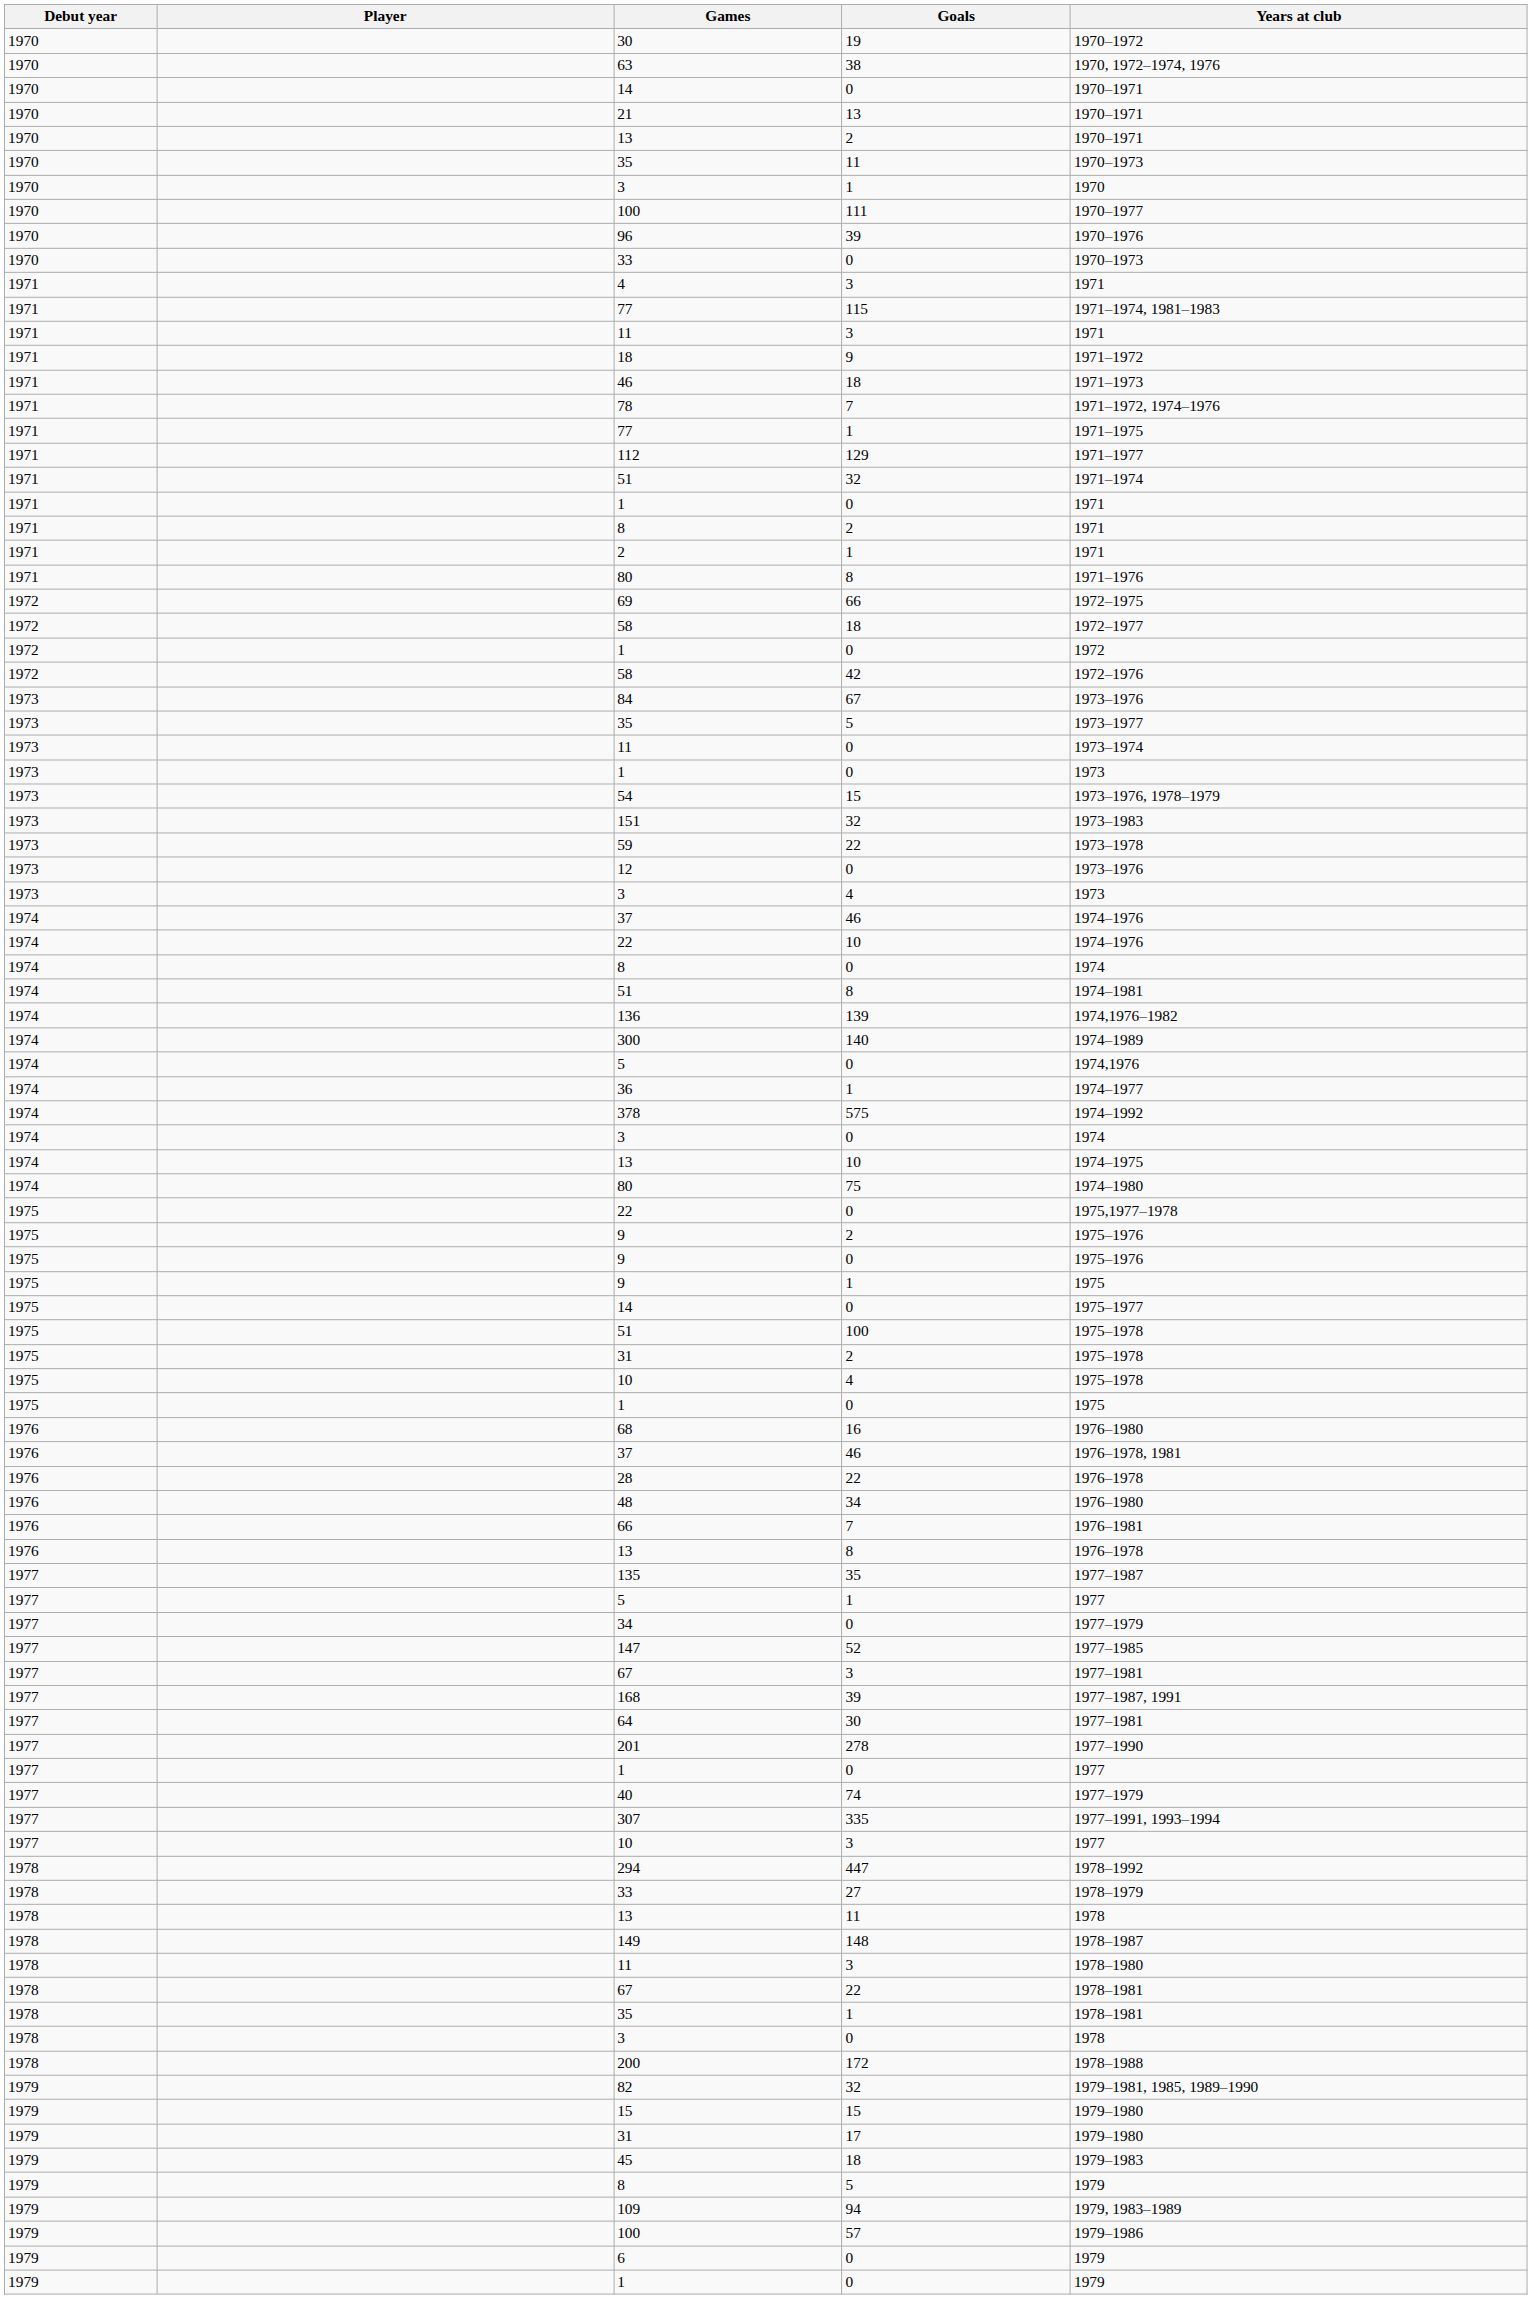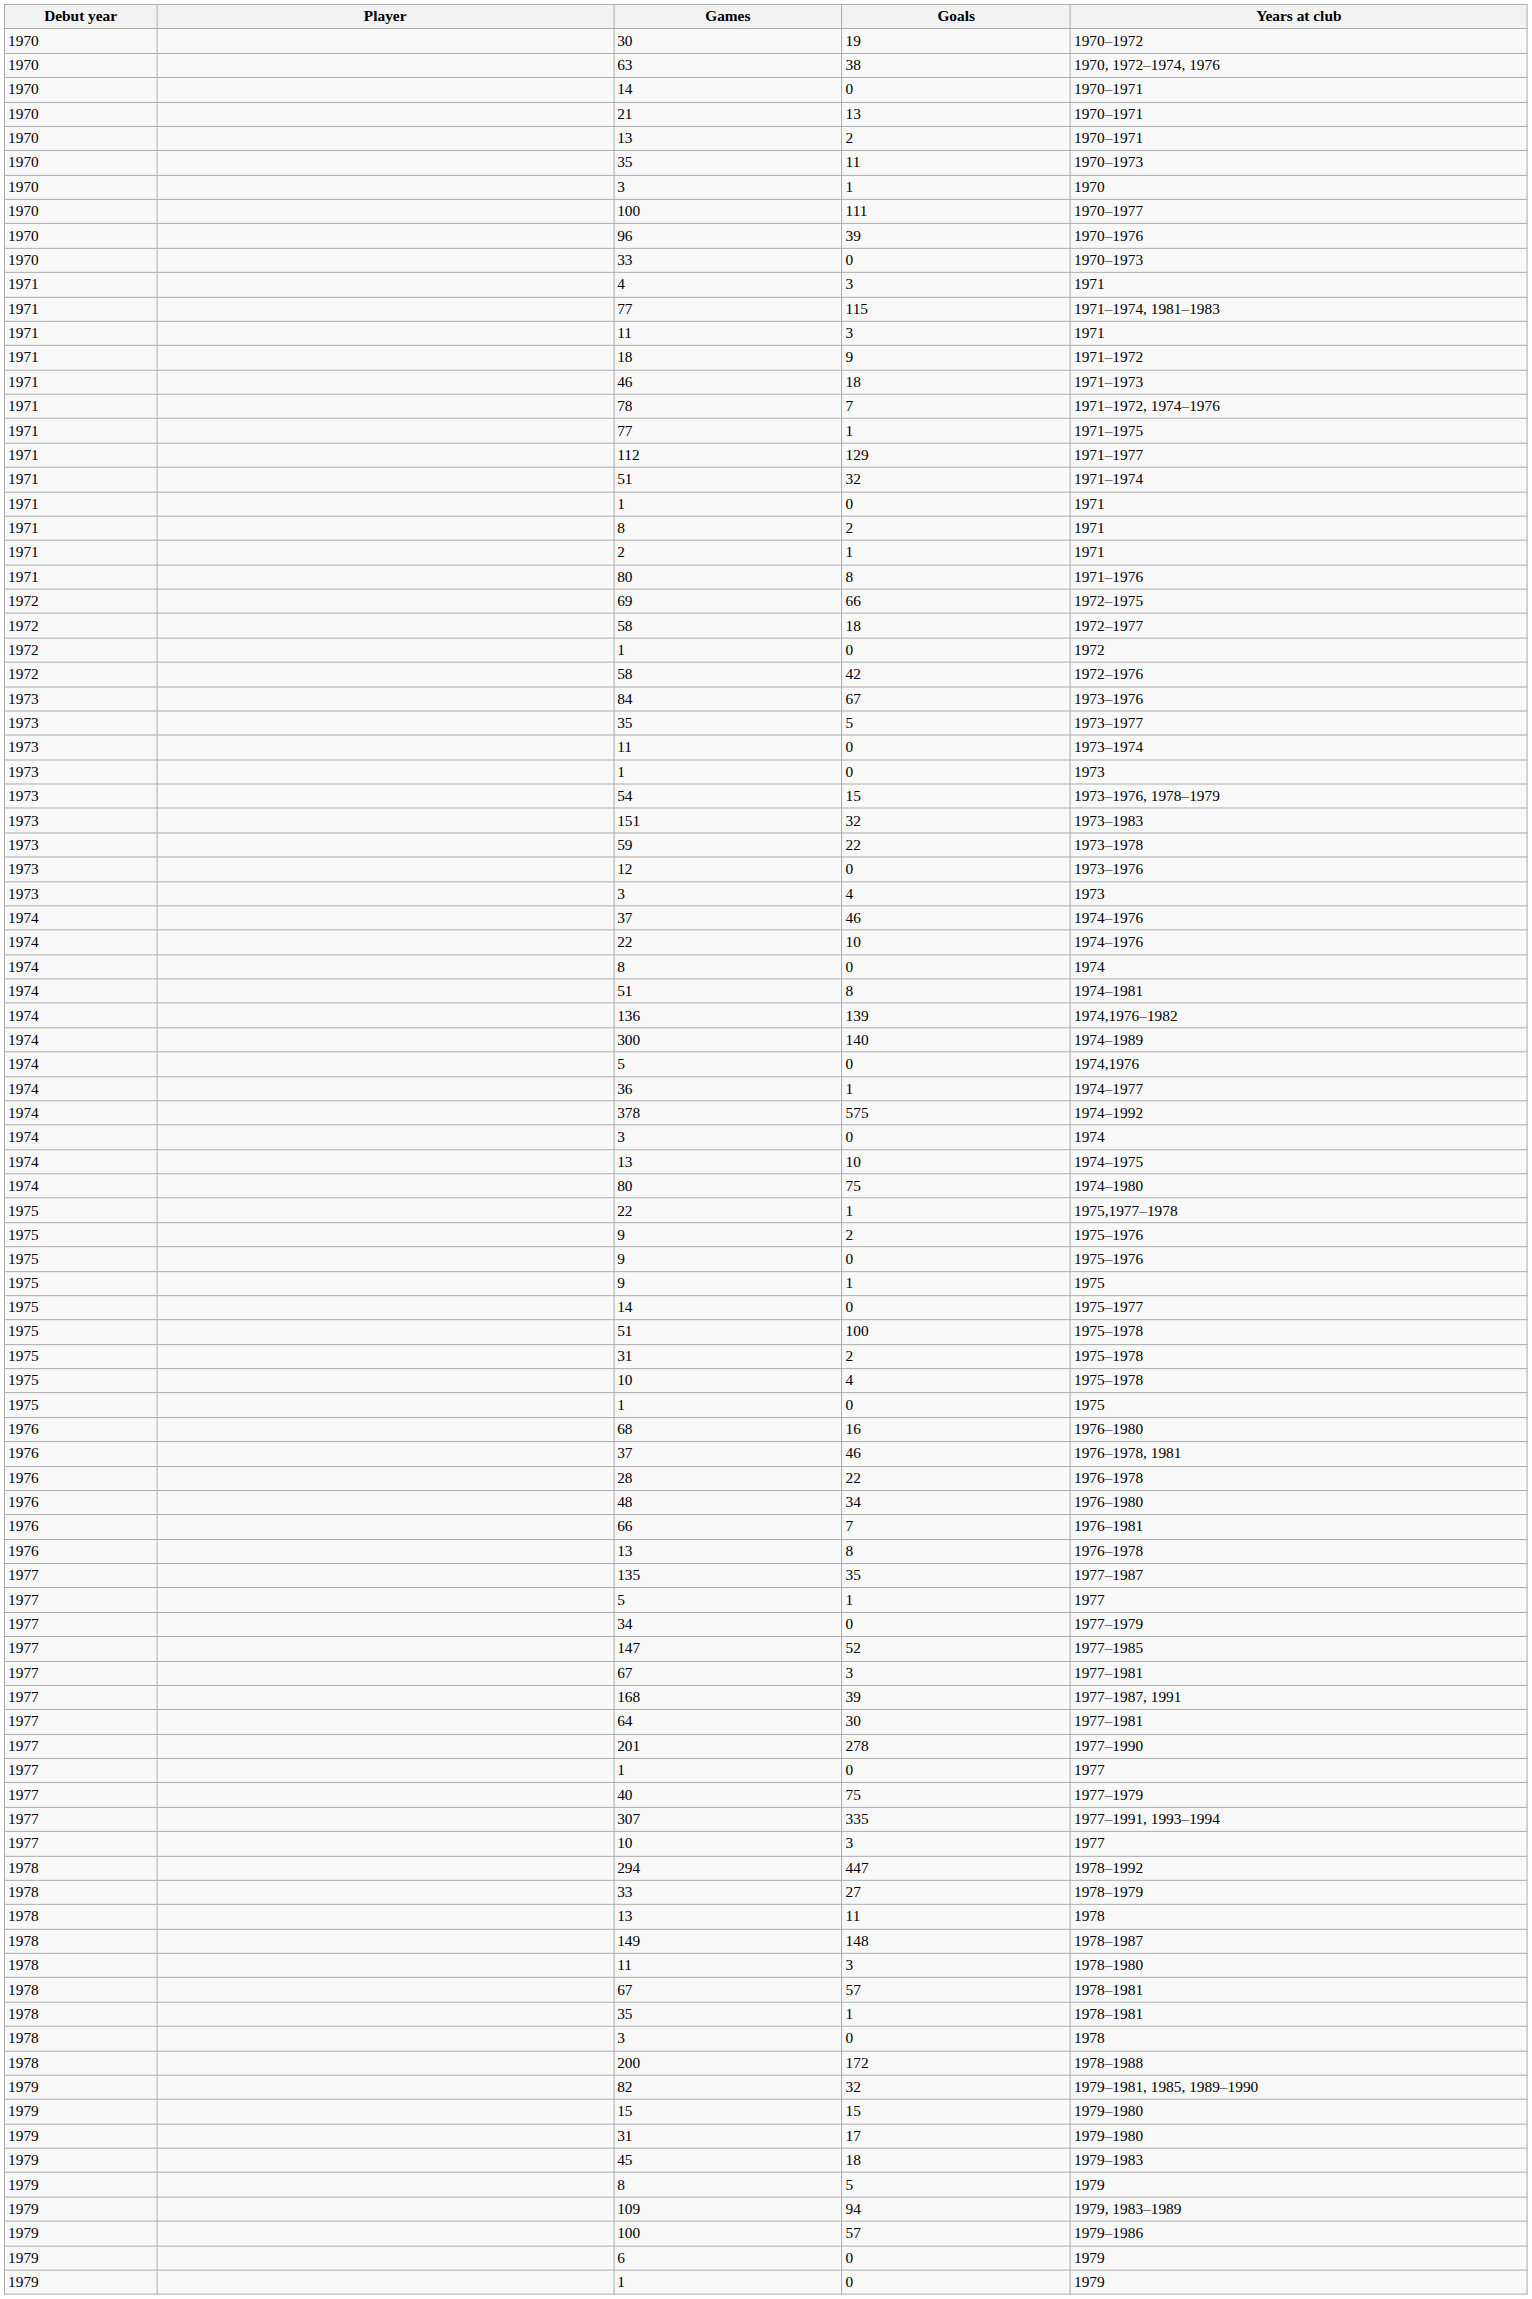(849, 1210) 0 -> (849, 1210) 1
(853, 1794) 74 -> (853, 1794) 75
(853, 1989) 22 -> (853, 1989) 57
